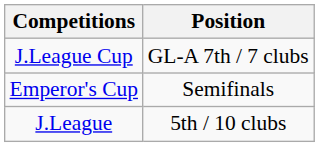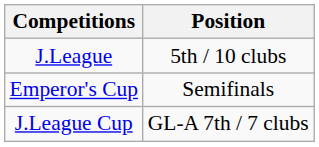rows swapped: (74, 123) <-> (74, 55)
